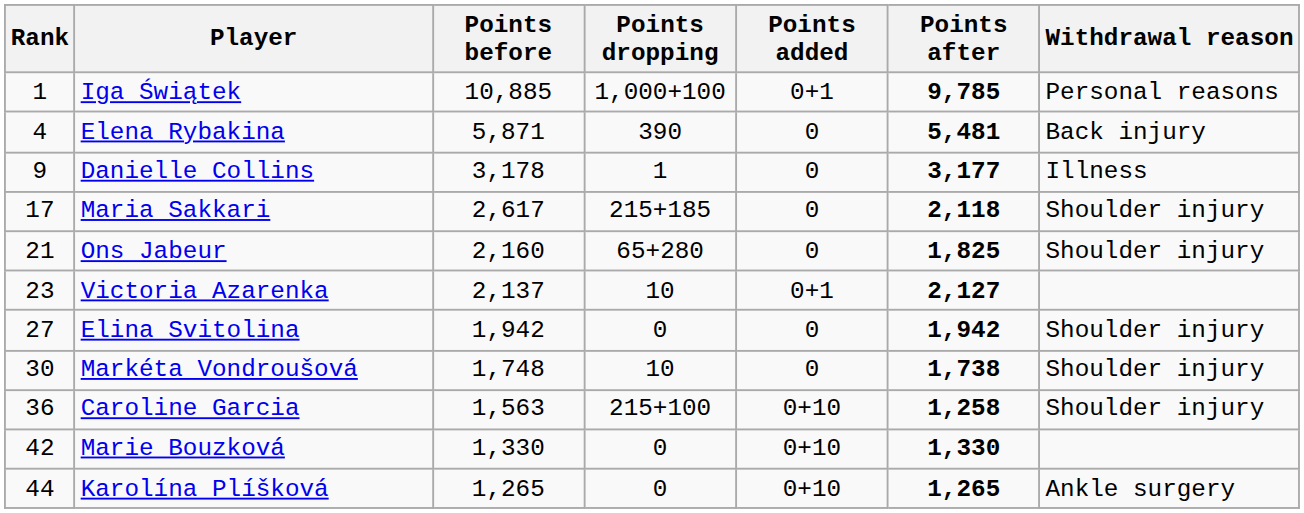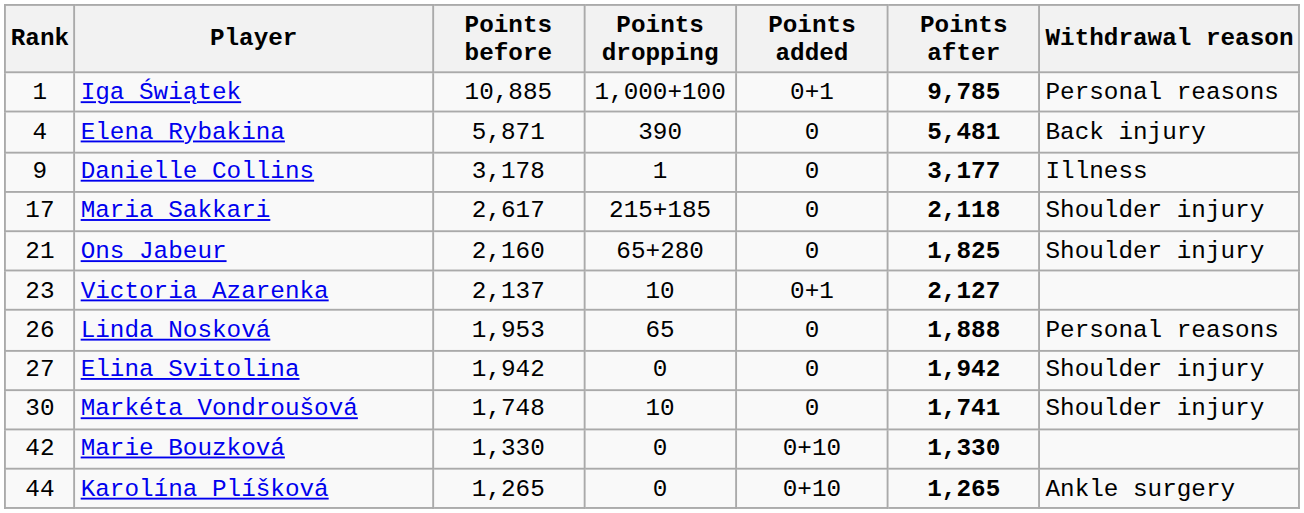+ row: (175, 330)
(964, 370) 1,738 -> (964, 409) 1,741
- row: (190, 409)
